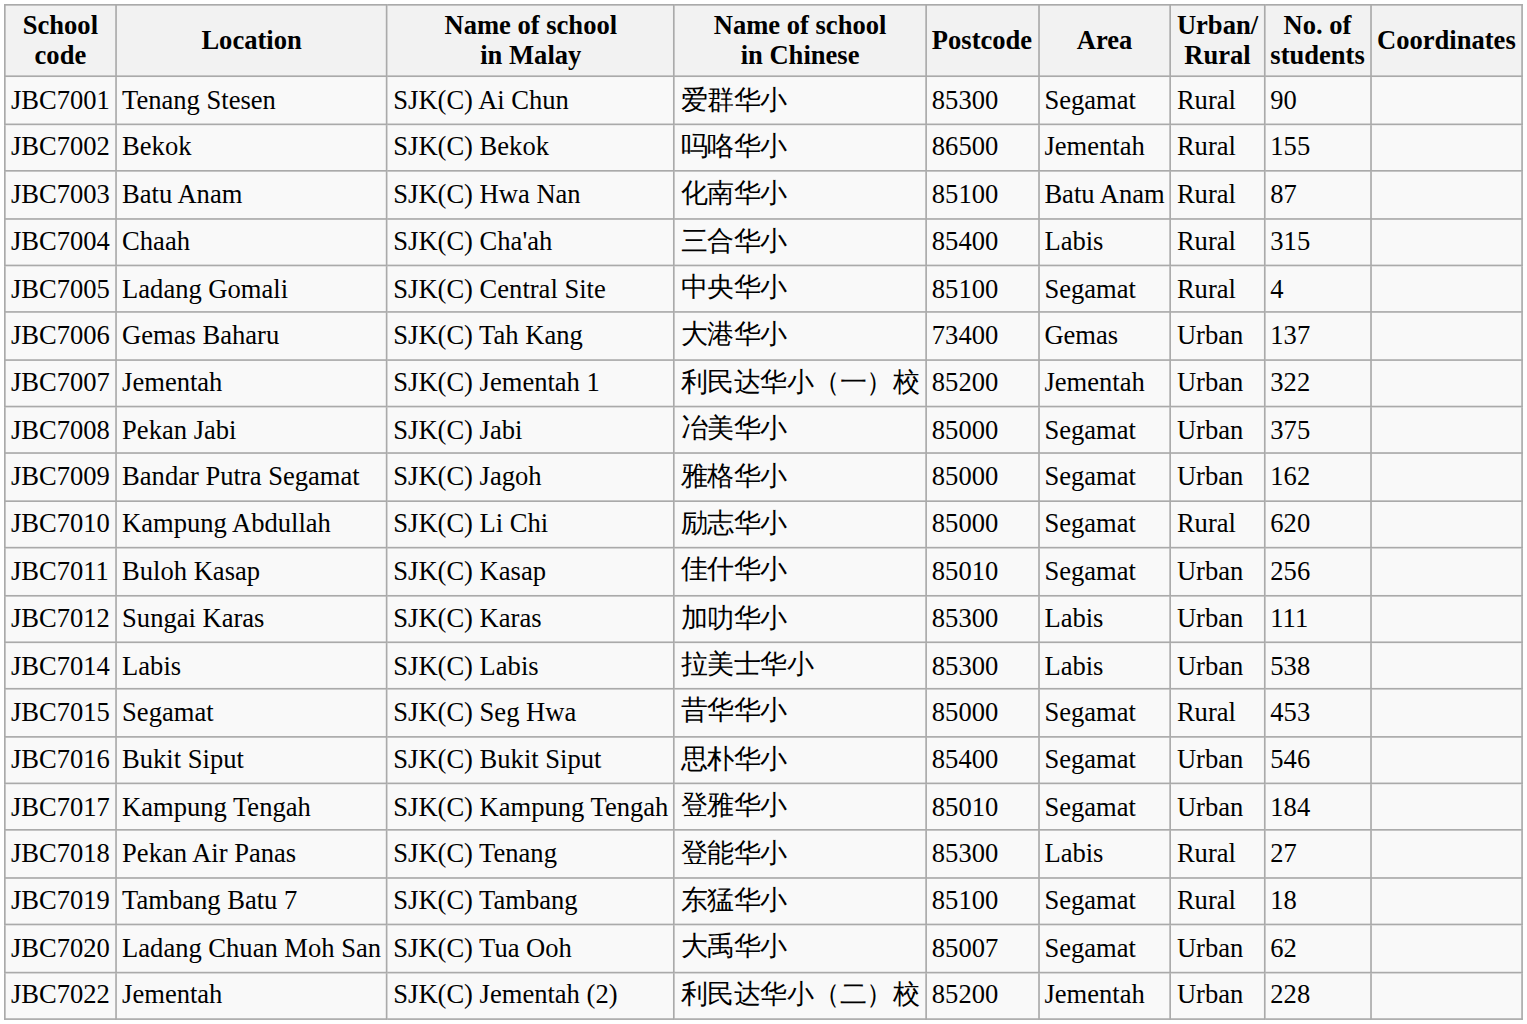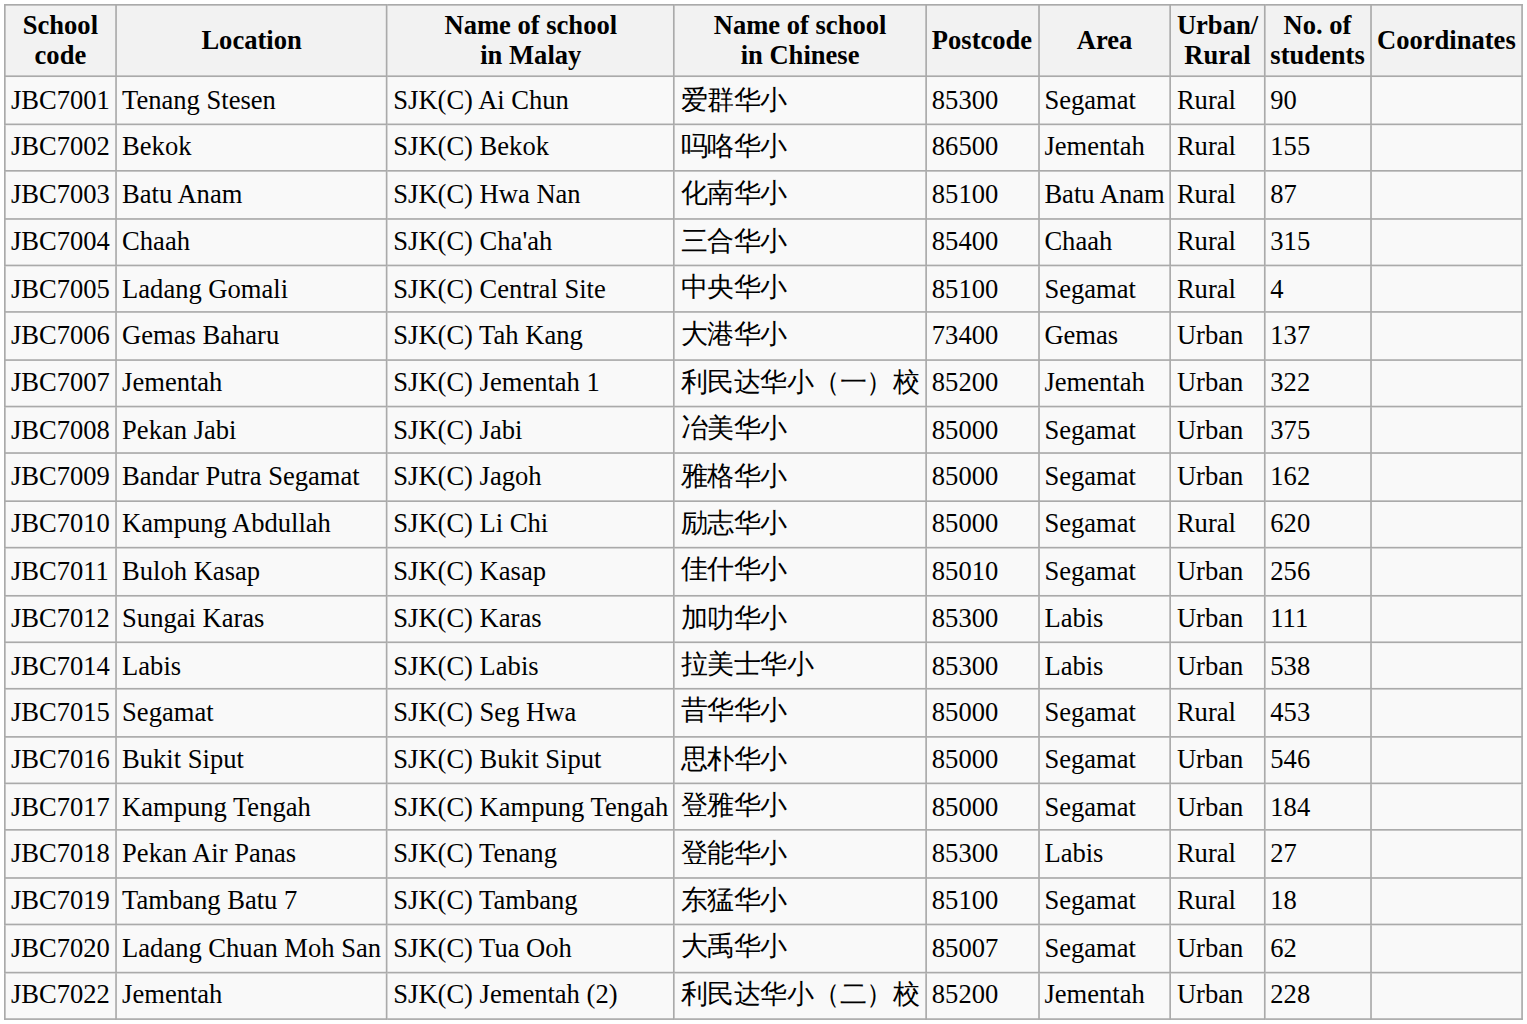(1074, 241) Labis -> (1078, 241) Chaah
(965, 759) 85400 -> (965, 759) 85000
(965, 806) 85010 -> (965, 806) 85000
